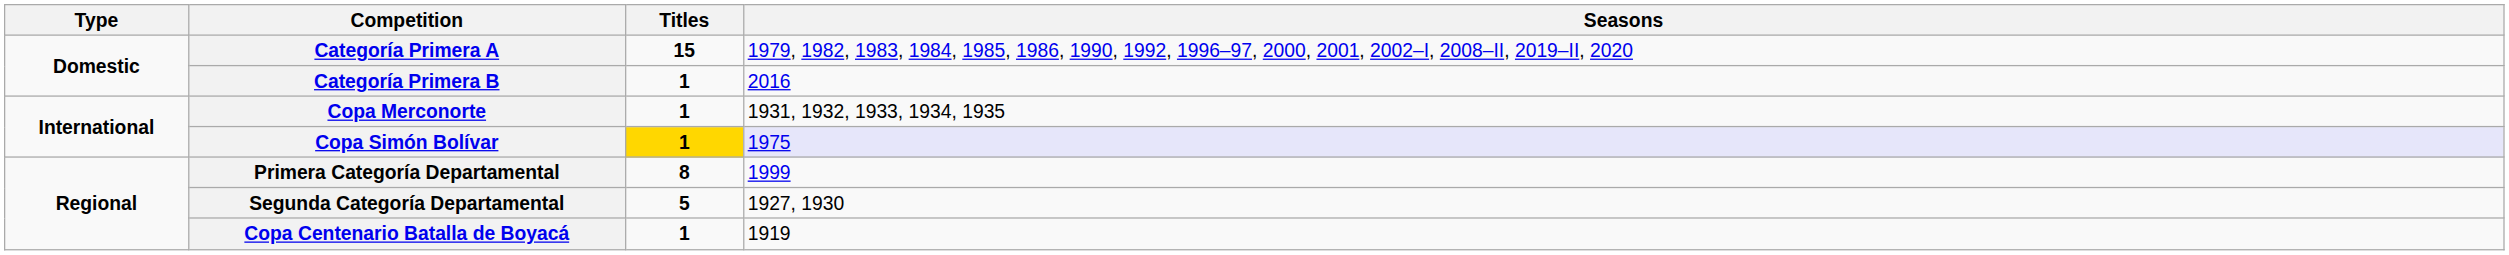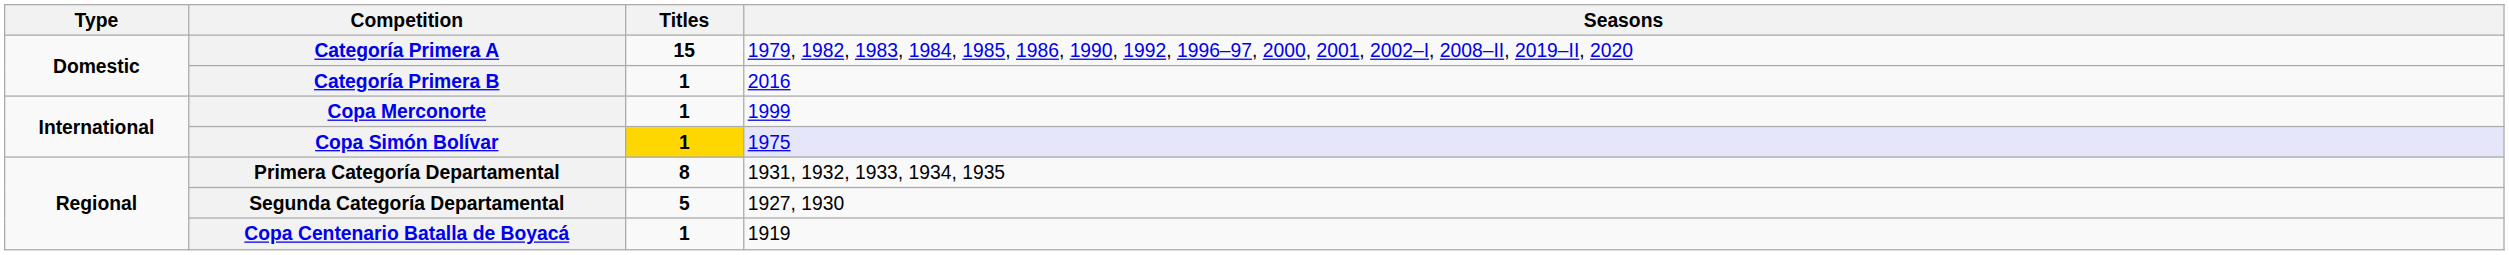(876, 112) 1931, 1932, 1933, 1934, 1935 -> (769, 112) 1999
(769, 173) 1999 -> (876, 173) 1931, 1932, 1933, 1934, 1935
